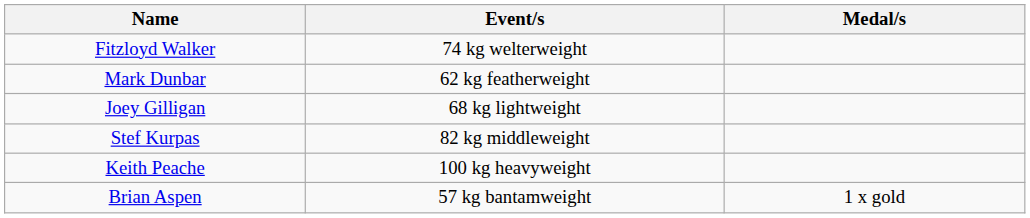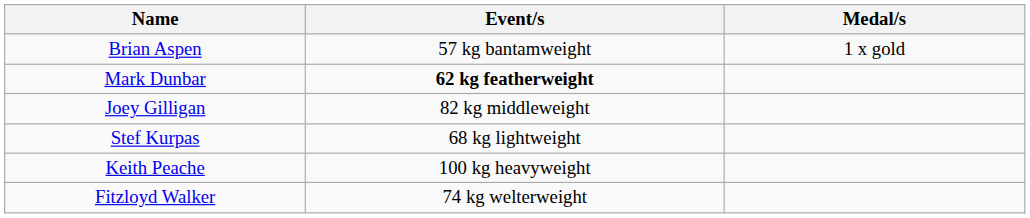rows swapped: (155, 197) <-> (155, 49)
(515, 78) normal -> (515, 78) bold
(515, 108) 68 kg lightweight -> (515, 108) 82 kg middleweight
(515, 138) 82 kg middleweight -> (515, 138) 68 kg lightweight
